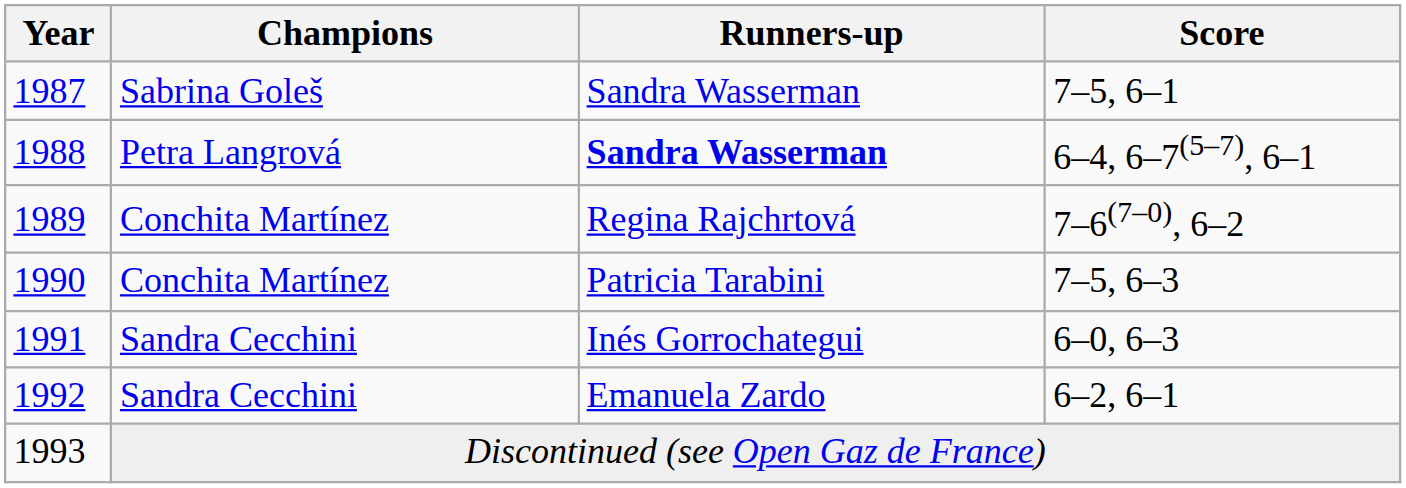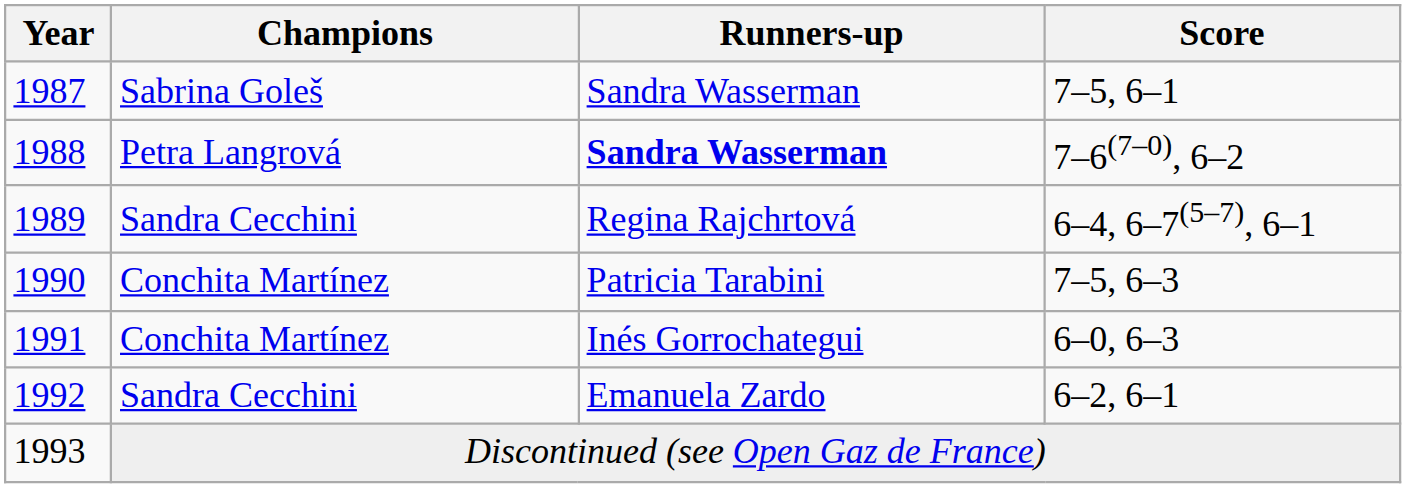(1185, 152) 6–4, 6–7(5–7), 6–1 -> (1149, 152) 7–6(7–0), 6–2
(254, 218) Conchita Martínez -> (238, 218) Sandra Cecchini
(1149, 218) 7–6(7–0), 6–2 -> (1185, 218) 6–4, 6–7(5–7), 6–1
(238, 337) Sandra Cecchini -> (254, 337) Conchita Martínez
